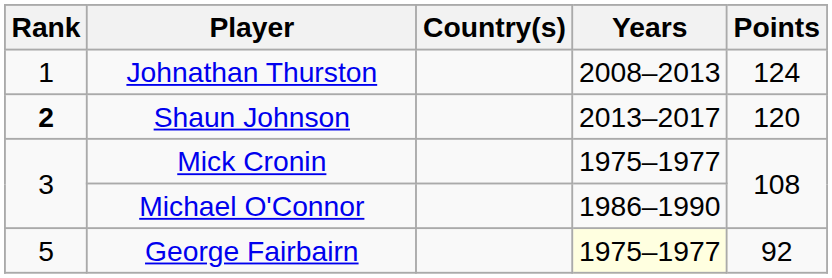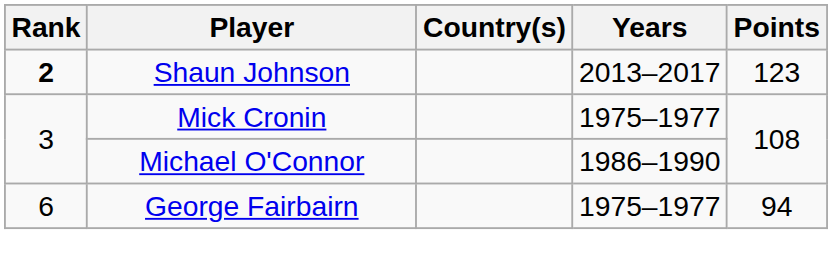- row: (252, 72)
(777, 117) 120 -> (777, 72) 123
(46, 251) 5 -> (46, 207) 6
(650, 251) lightyellow background -> (650, 207) no background
(777, 251) 92 -> (777, 207) 94
